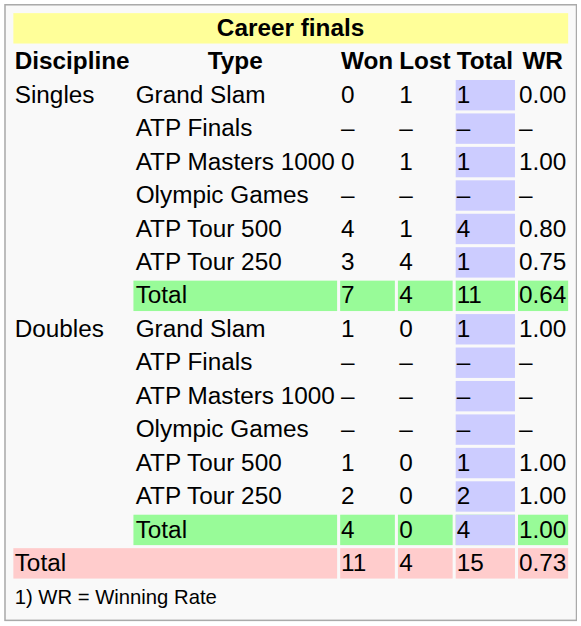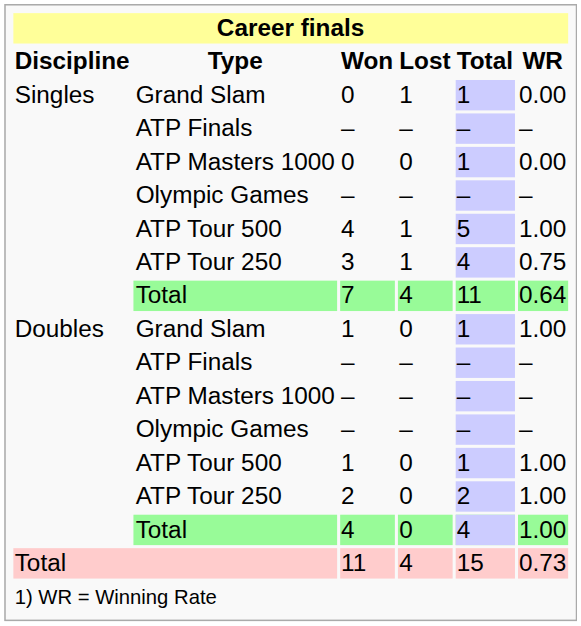(406, 162) 1 -> (406, 162) 0
(543, 162) 1.00 -> (543, 162) 0.00
(463, 228) 4 -> (463, 228) 5
(543, 228) 0.80 -> (543, 228) 1.00
(406, 262) 4 -> (406, 262) 1
(463, 262) 1 -> (463, 262) 4
